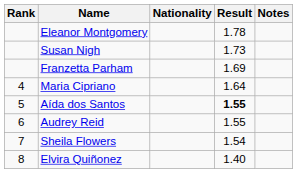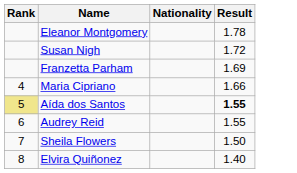- column: (273, 13)
(235, 50) 1.73 -> (235, 50) 1.72
(235, 86) 1.64 -> (235, 86) 1.66
(21, 104) no background -> (21, 104) khaki background
(235, 141) 1.54 -> (235, 141) 1.50
